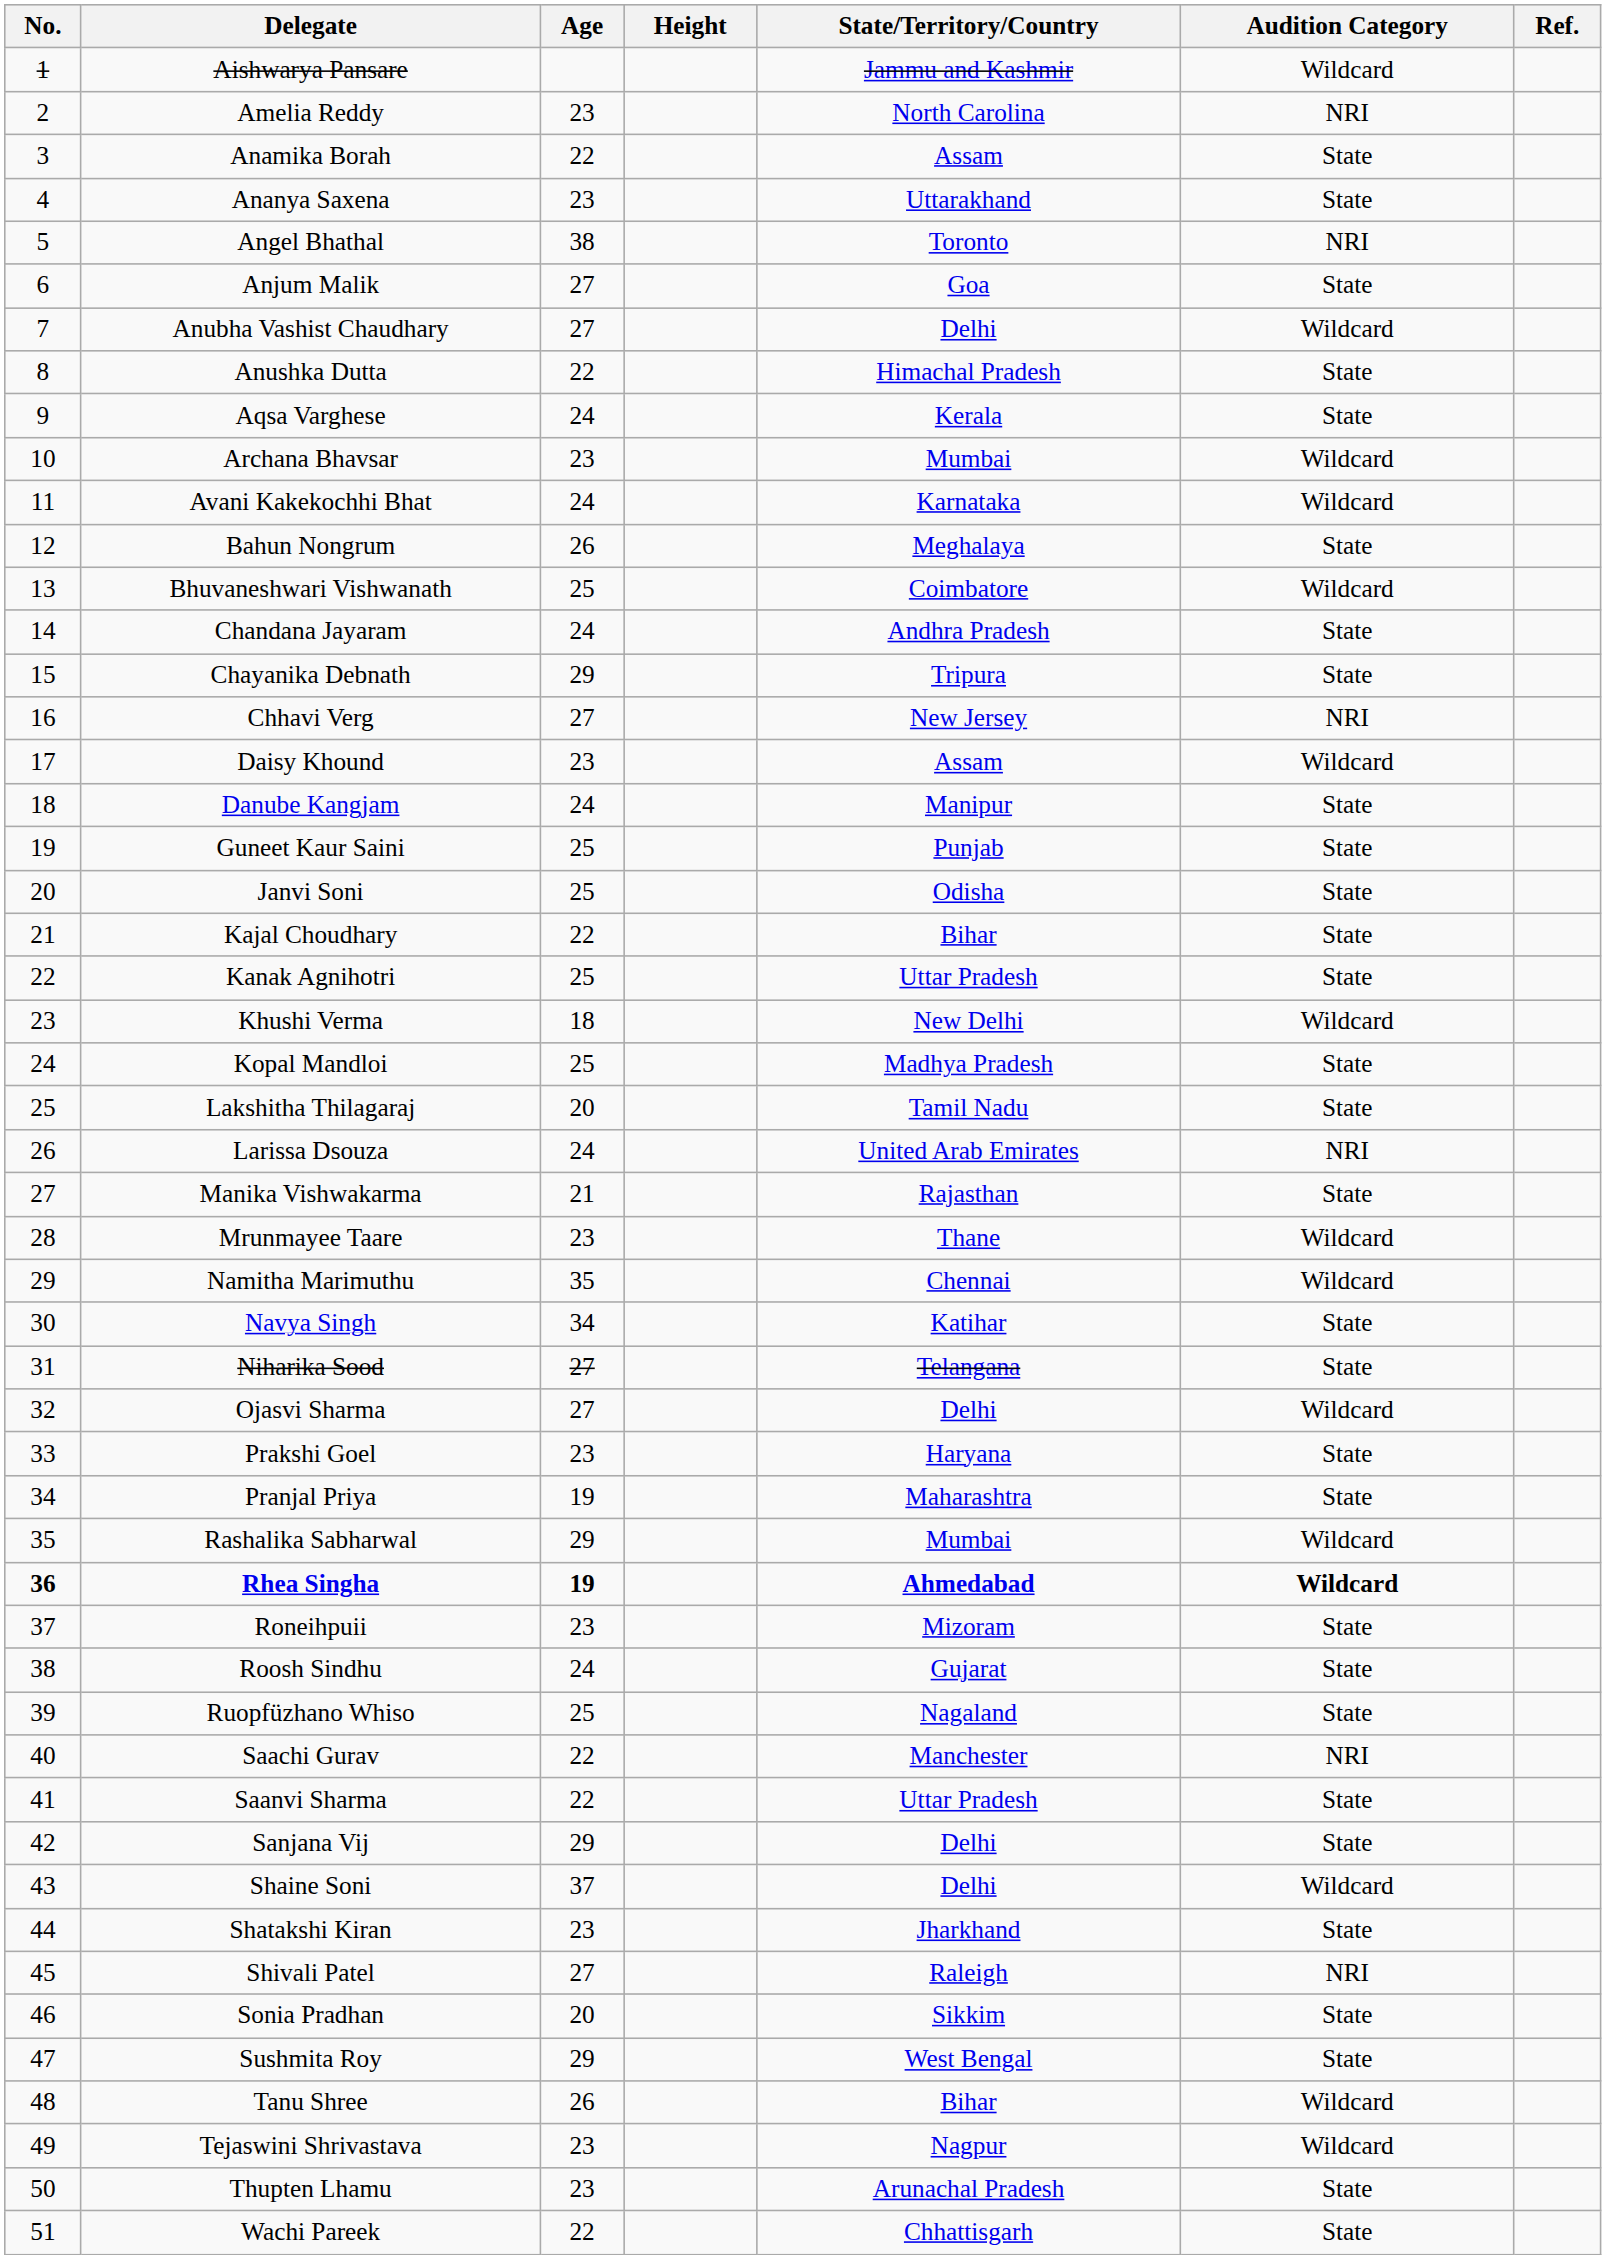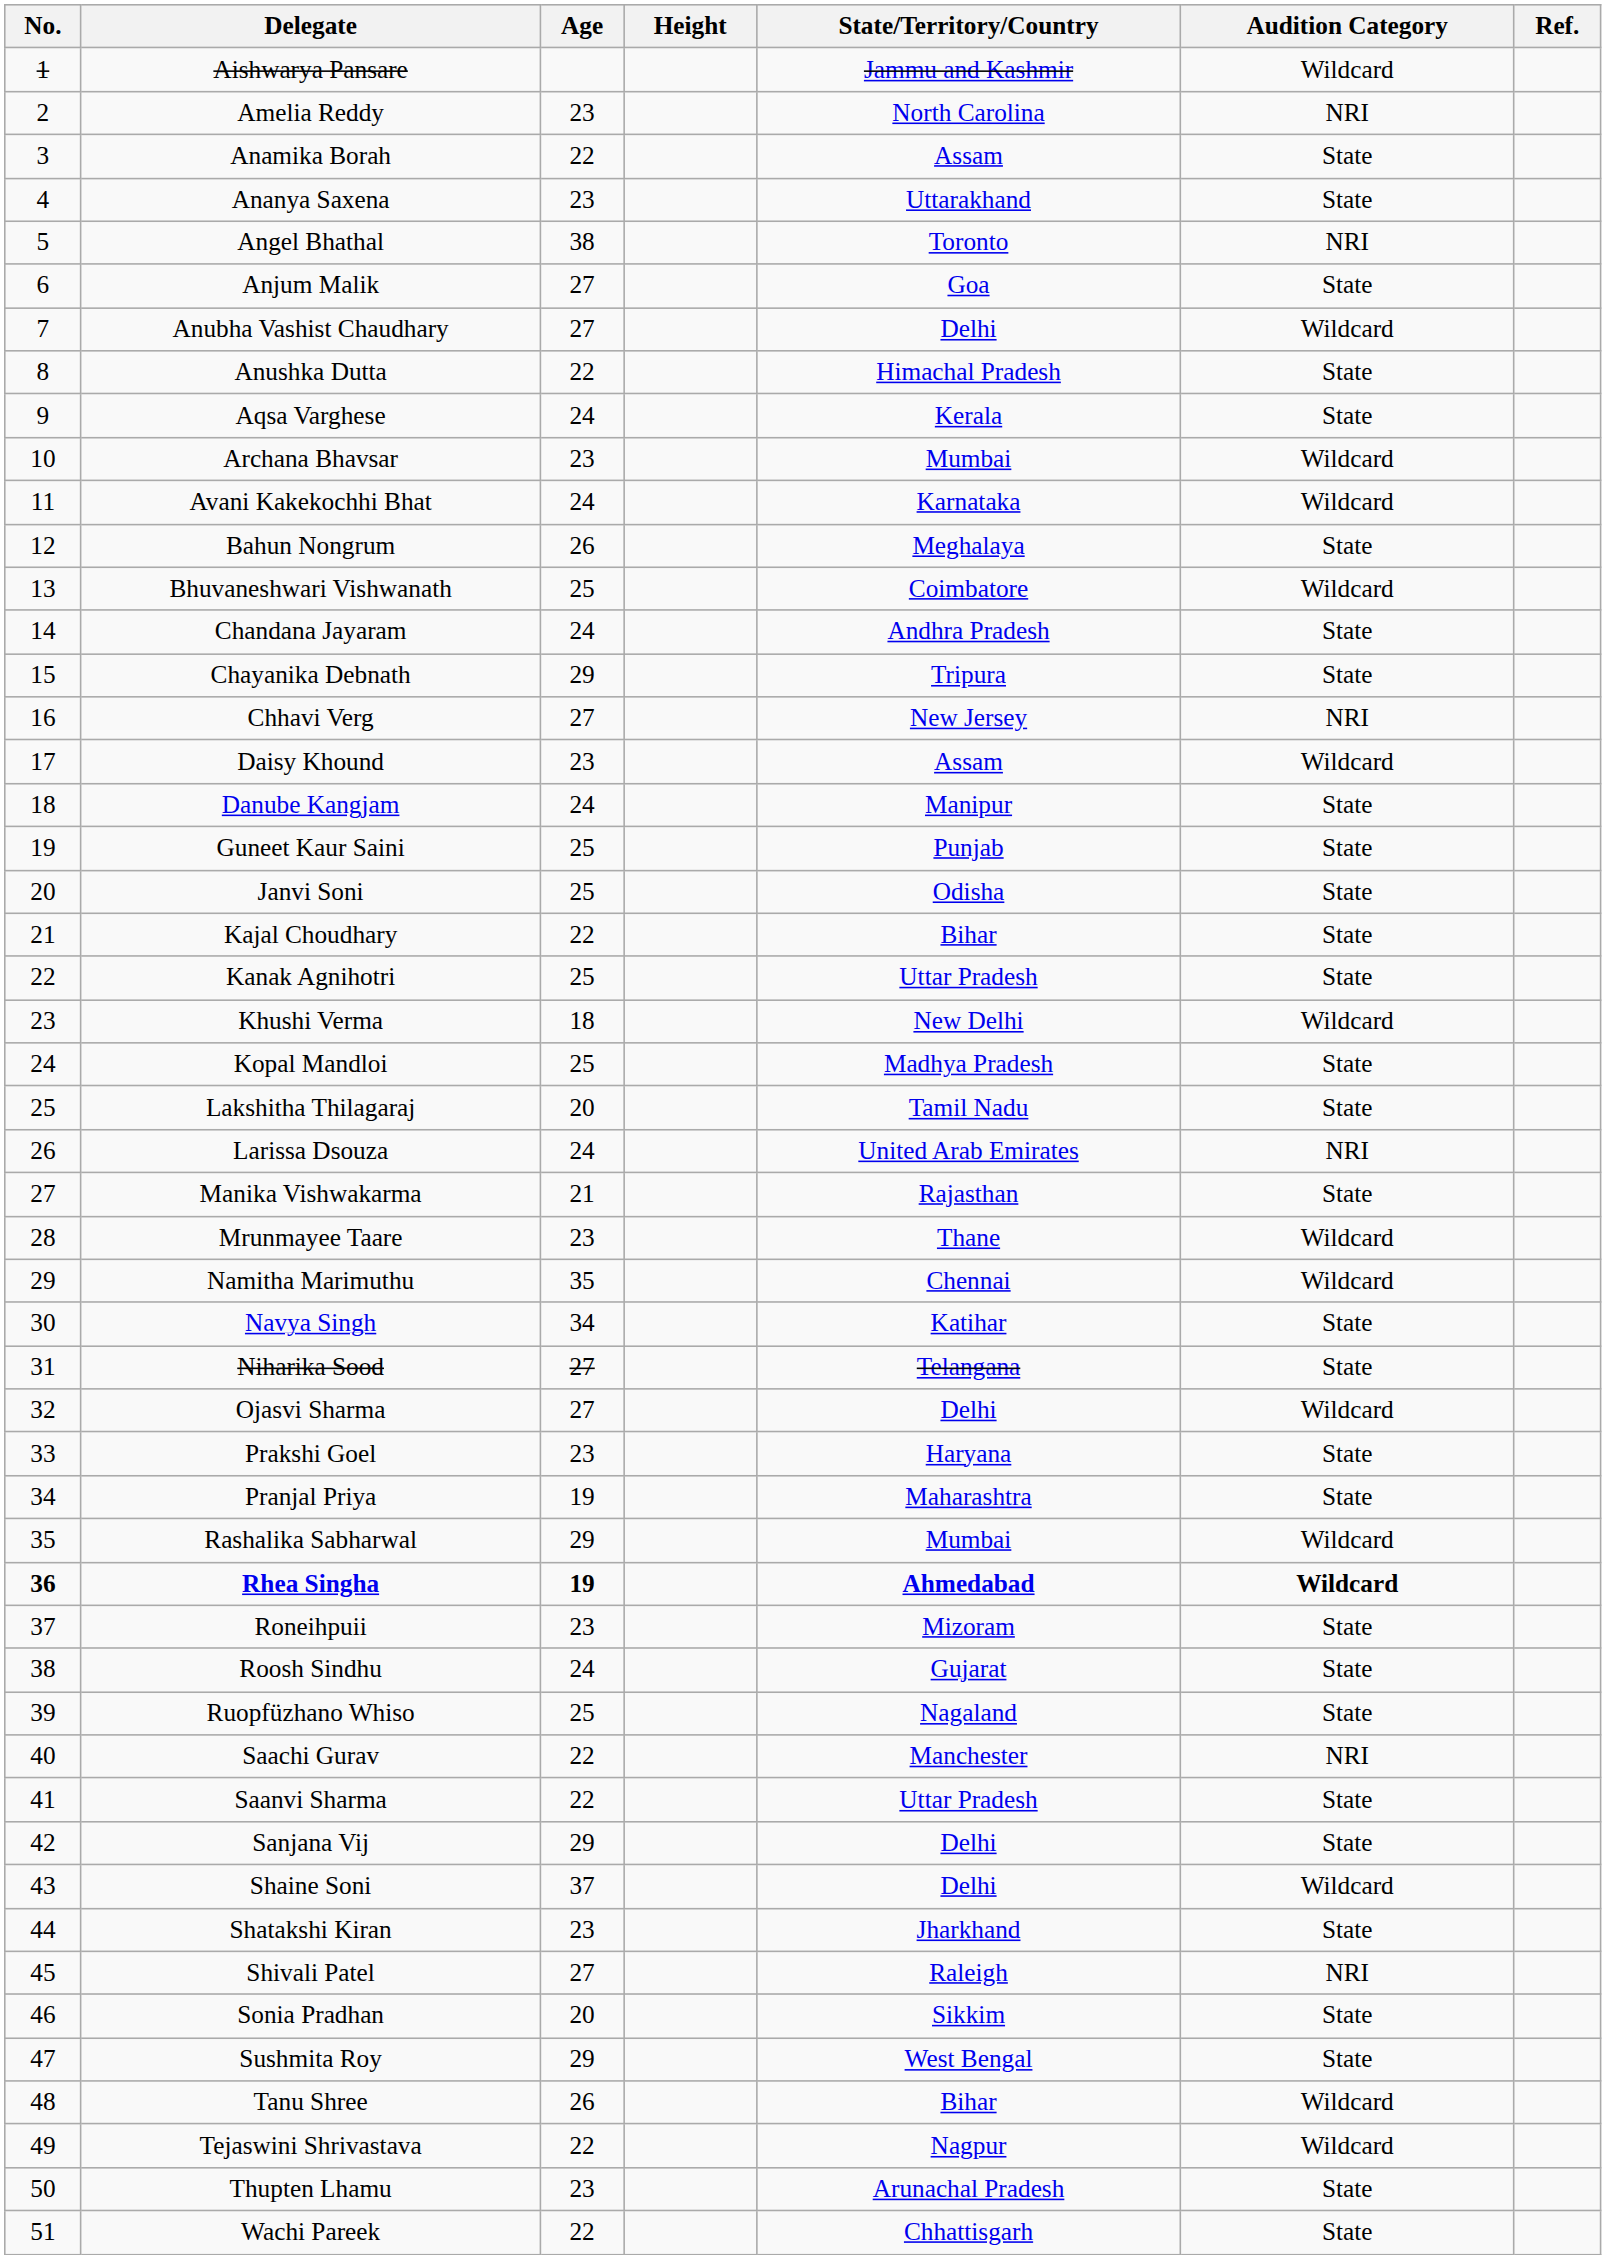(582, 2145) 23 -> (582, 2145) 22
